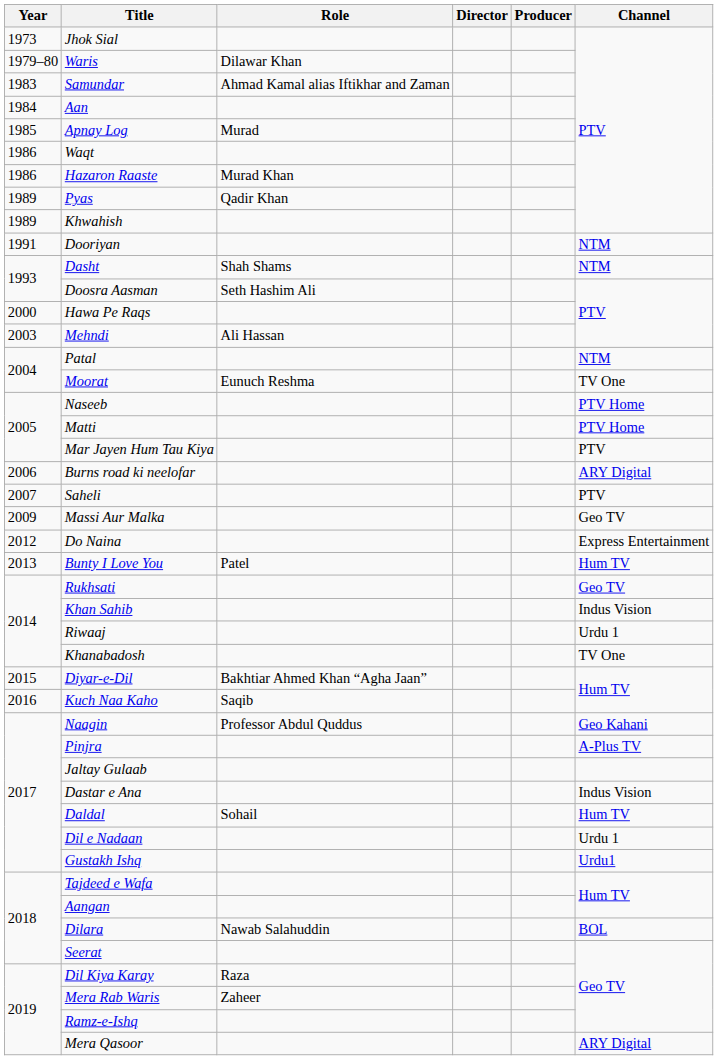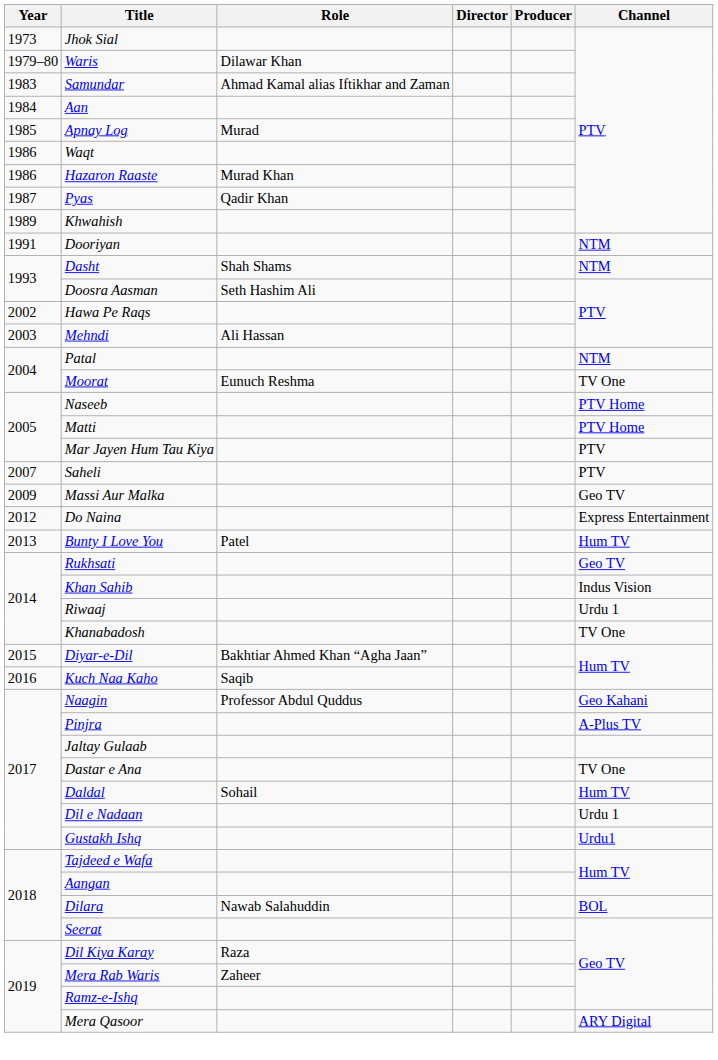(22, 198) 1989 -> (22, 198) 1987
(22, 312) 2000 -> (22, 312) 2002
- row: (130, 472)
(615, 792) Indus Vision -> (602, 769) TV One
